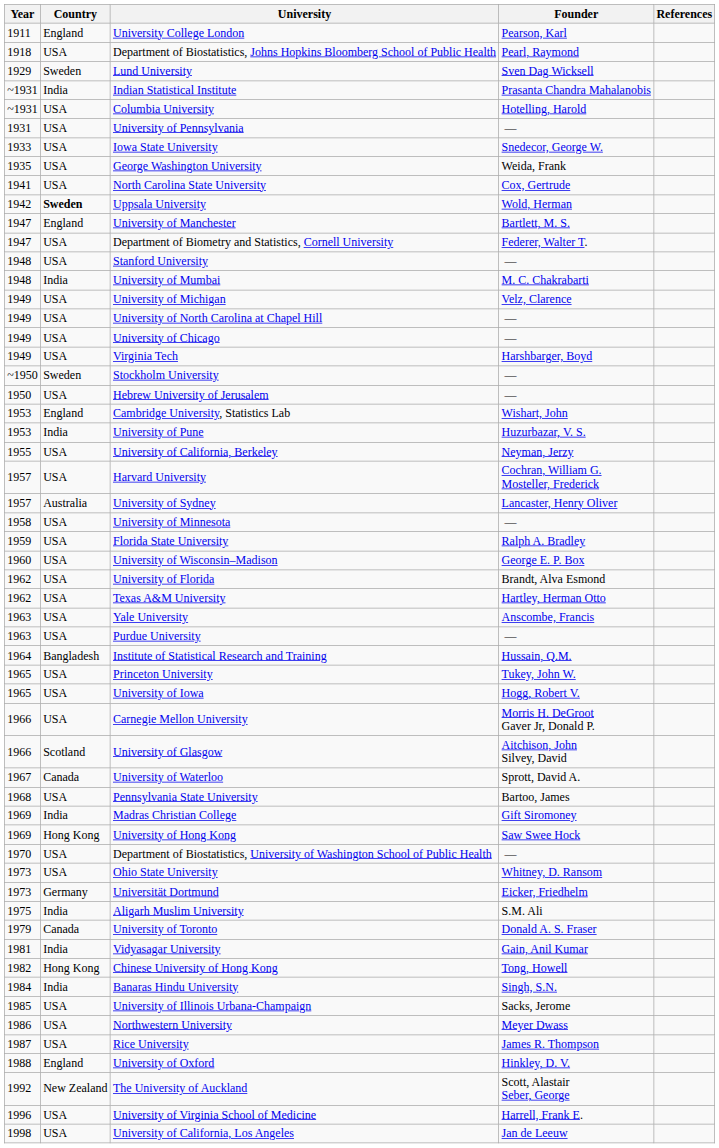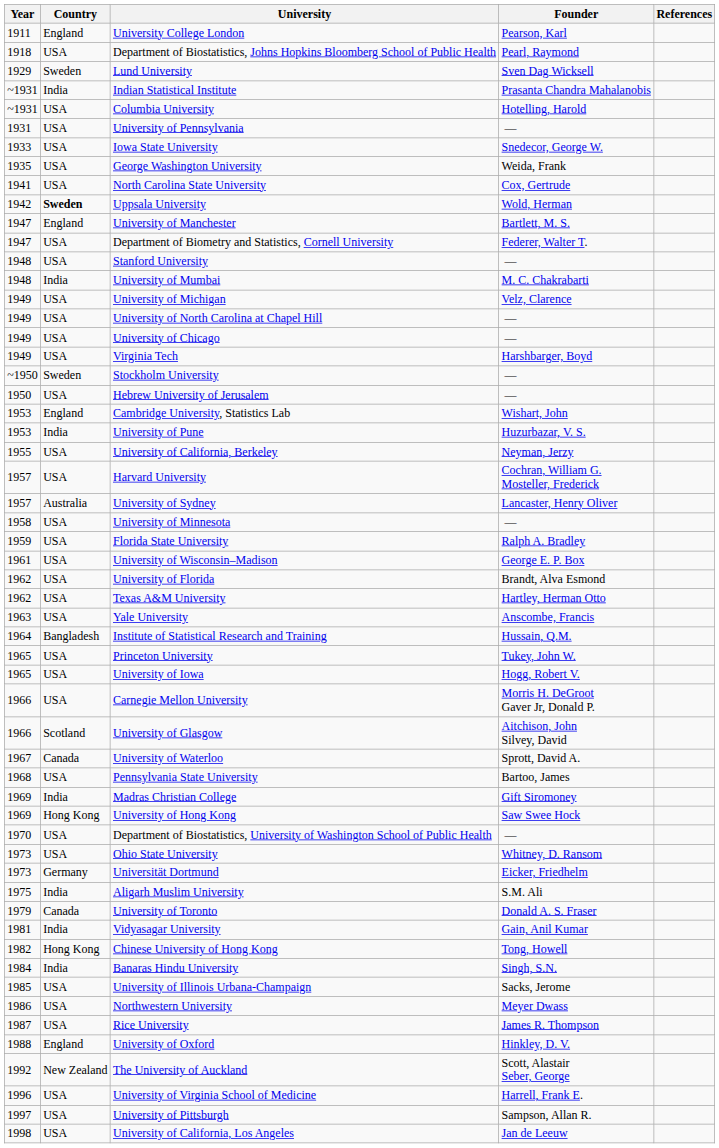(19, 560) 1960 -> (19, 560) 1961
- row: (157, 636)
+ row: (171, 1114)
